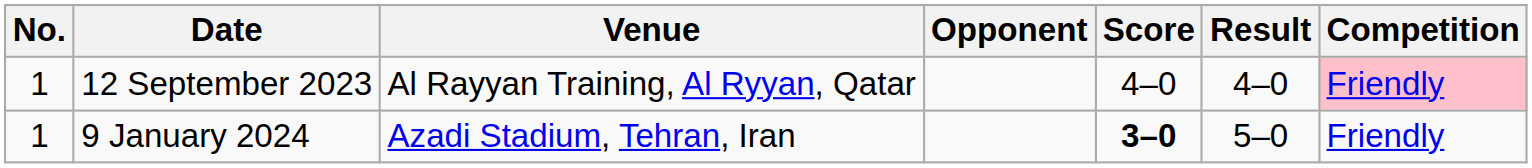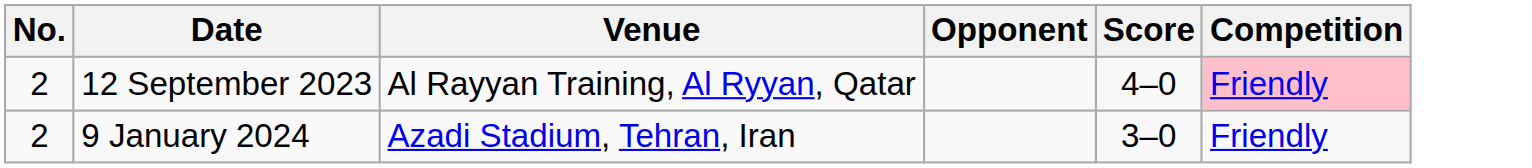- column: (1261, 30)
(39, 83) 1 -> (39, 83) 2
(39, 135) 1 -> (39, 135) 2
(1149, 135) bold -> (1149, 135) normal
